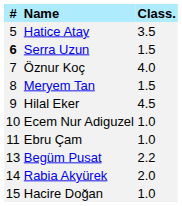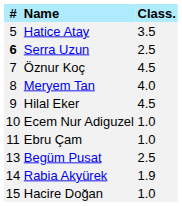(147, 49) 1.5 -> (147, 49) 2.5
(147, 67) 4.0 -> (147, 67) 4.5
(147, 85) 1.5 -> (147, 85) 4.0
(147, 157) 2.2 -> (147, 157) 2.5
(147, 175) 2.0 -> (147, 175) 1.9
